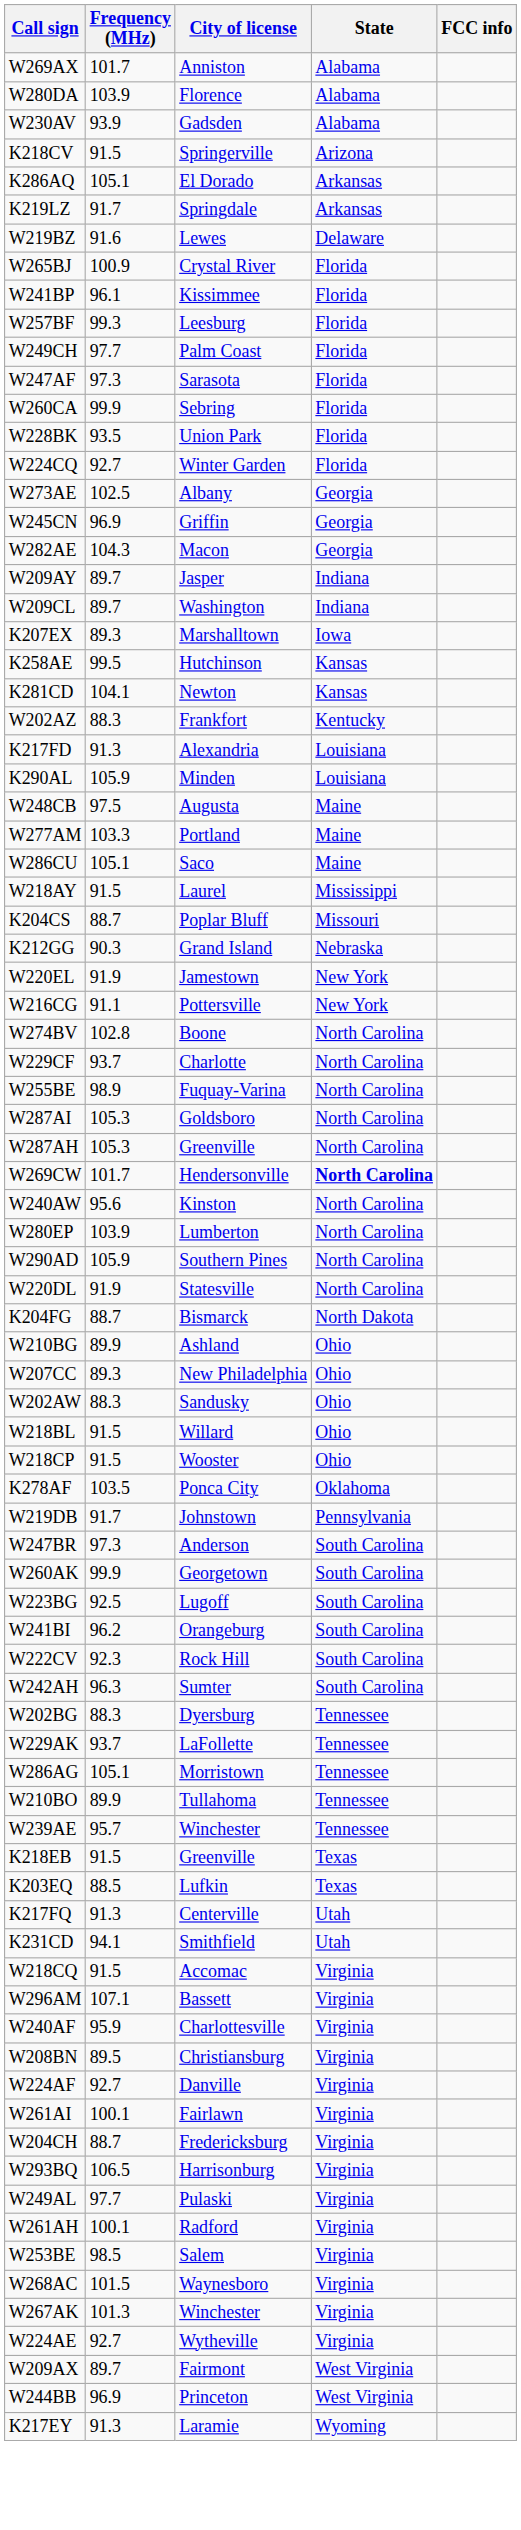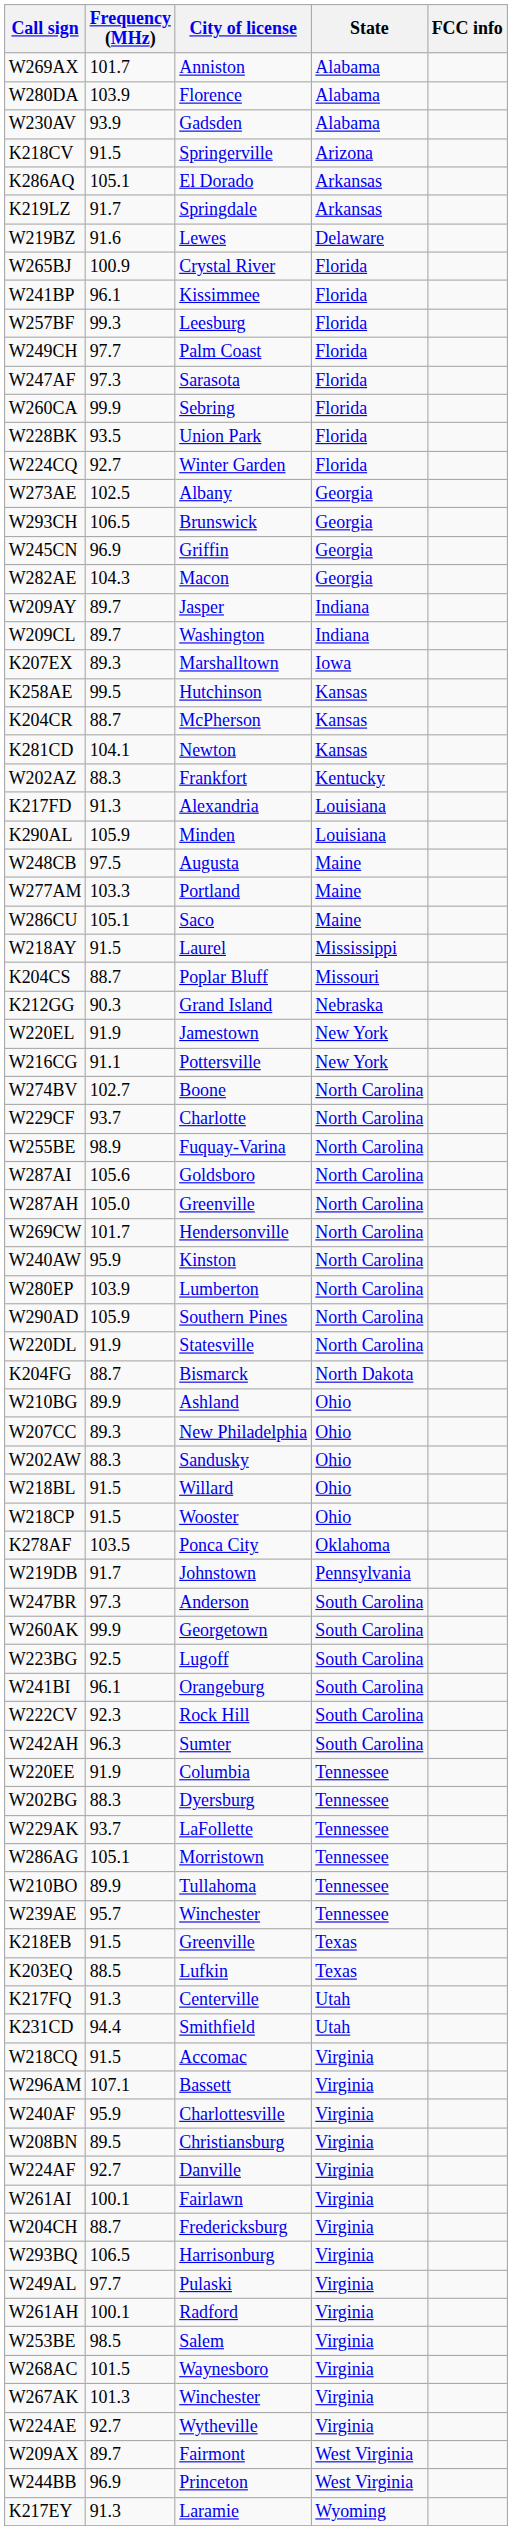+ row: (43, 522)
+ row: (41, 720)
(110, 1033) 102.8 -> (110, 1090) 102.7
(110, 1118) 105.3 -> (110, 1175) 105.6
(110, 1147) 105.3 -> (110, 1204) 105.0
(374, 1175) bold -> (369, 1232) normal
(105, 1204) 95.6 -> (105, 1260) 95.9
(105, 1630) 96.2 -> (105, 1687) 96.1
+ row: (42, 1772)
(105, 1943) 94.1 -> (105, 2028) 94.4
